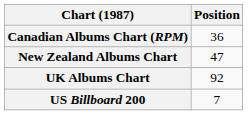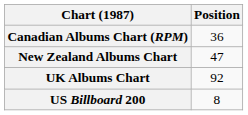(217, 99) 7 -> (217, 99) 8
